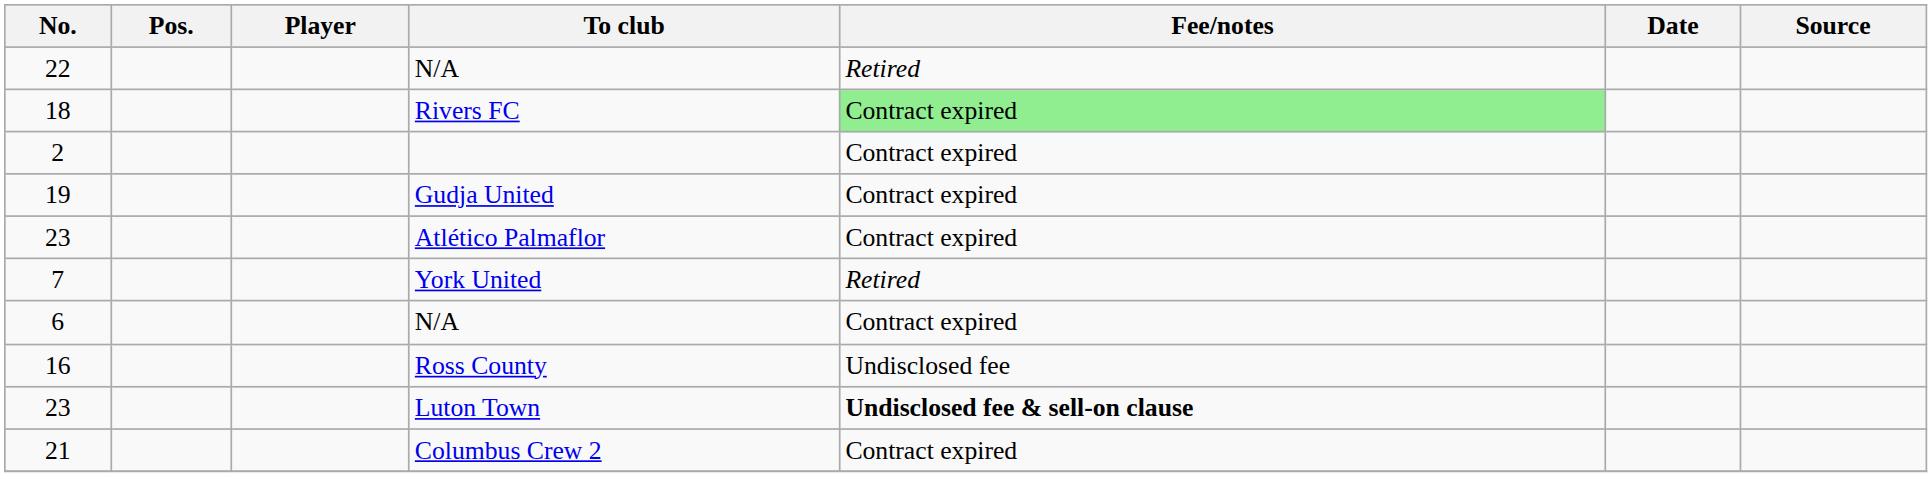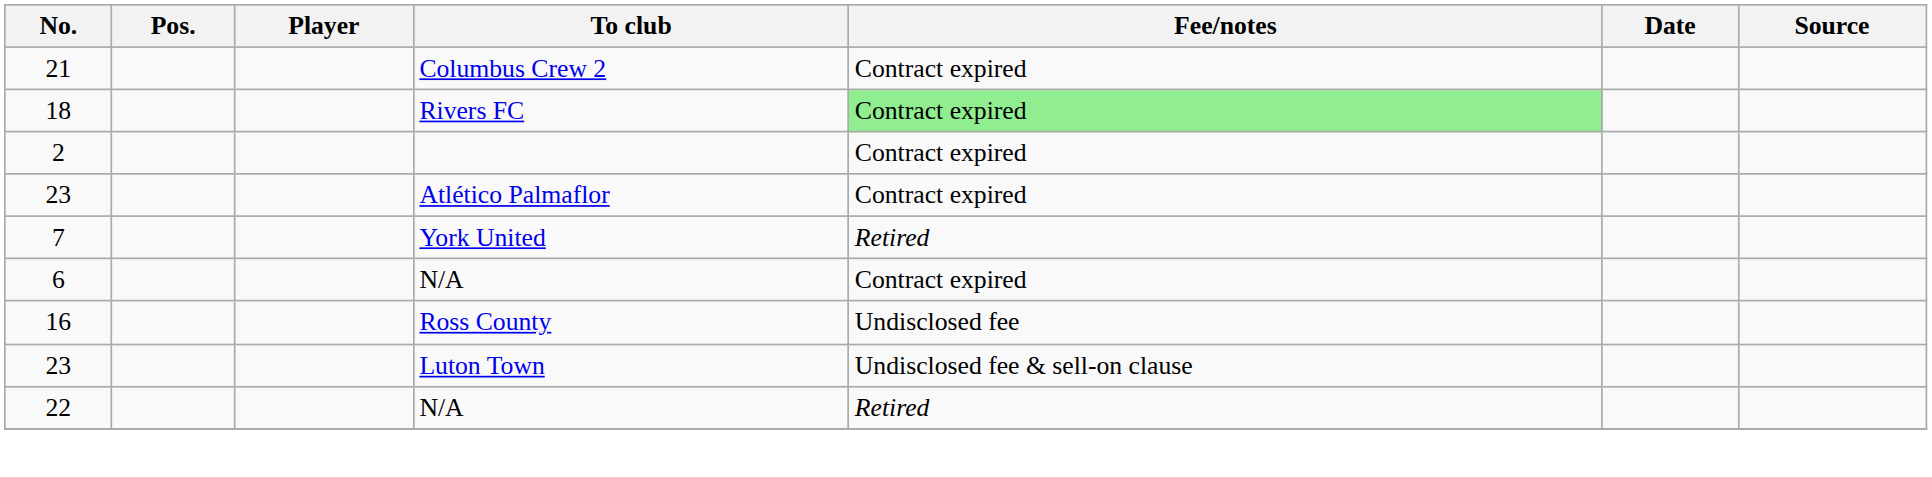rows swapped: (58, 449) <-> (58, 68)
- row: (58, 195)
(1019, 407) bold -> (1024, 364) normal
